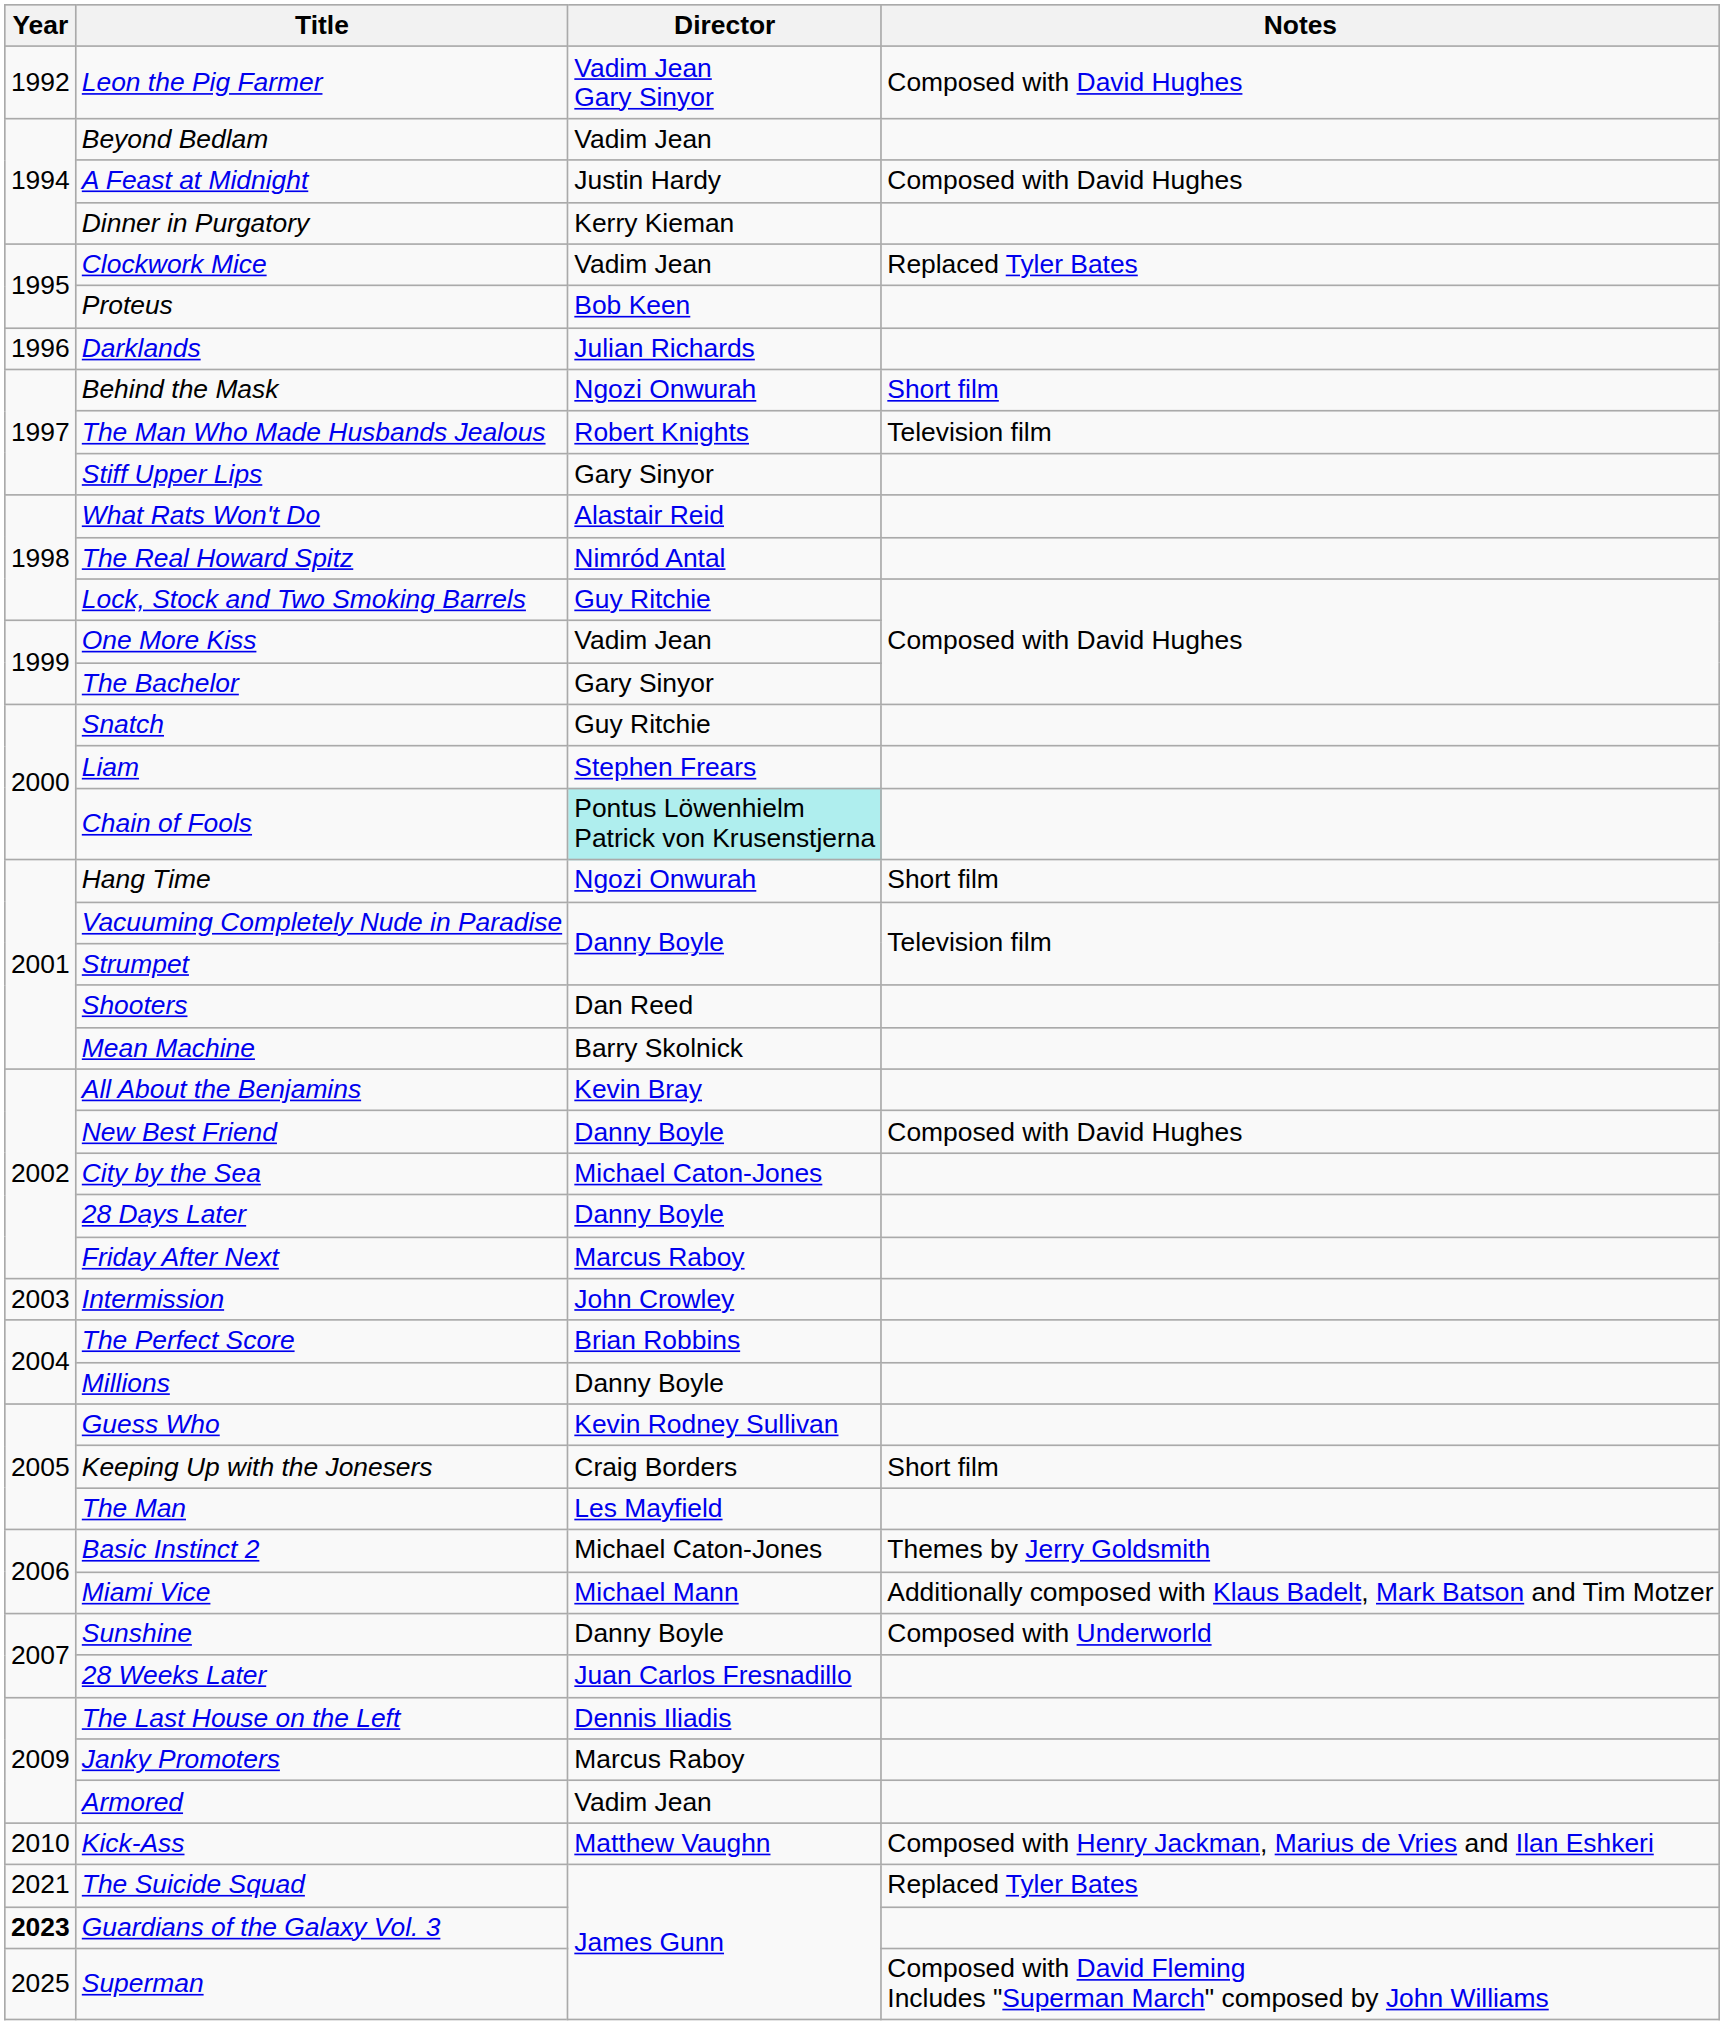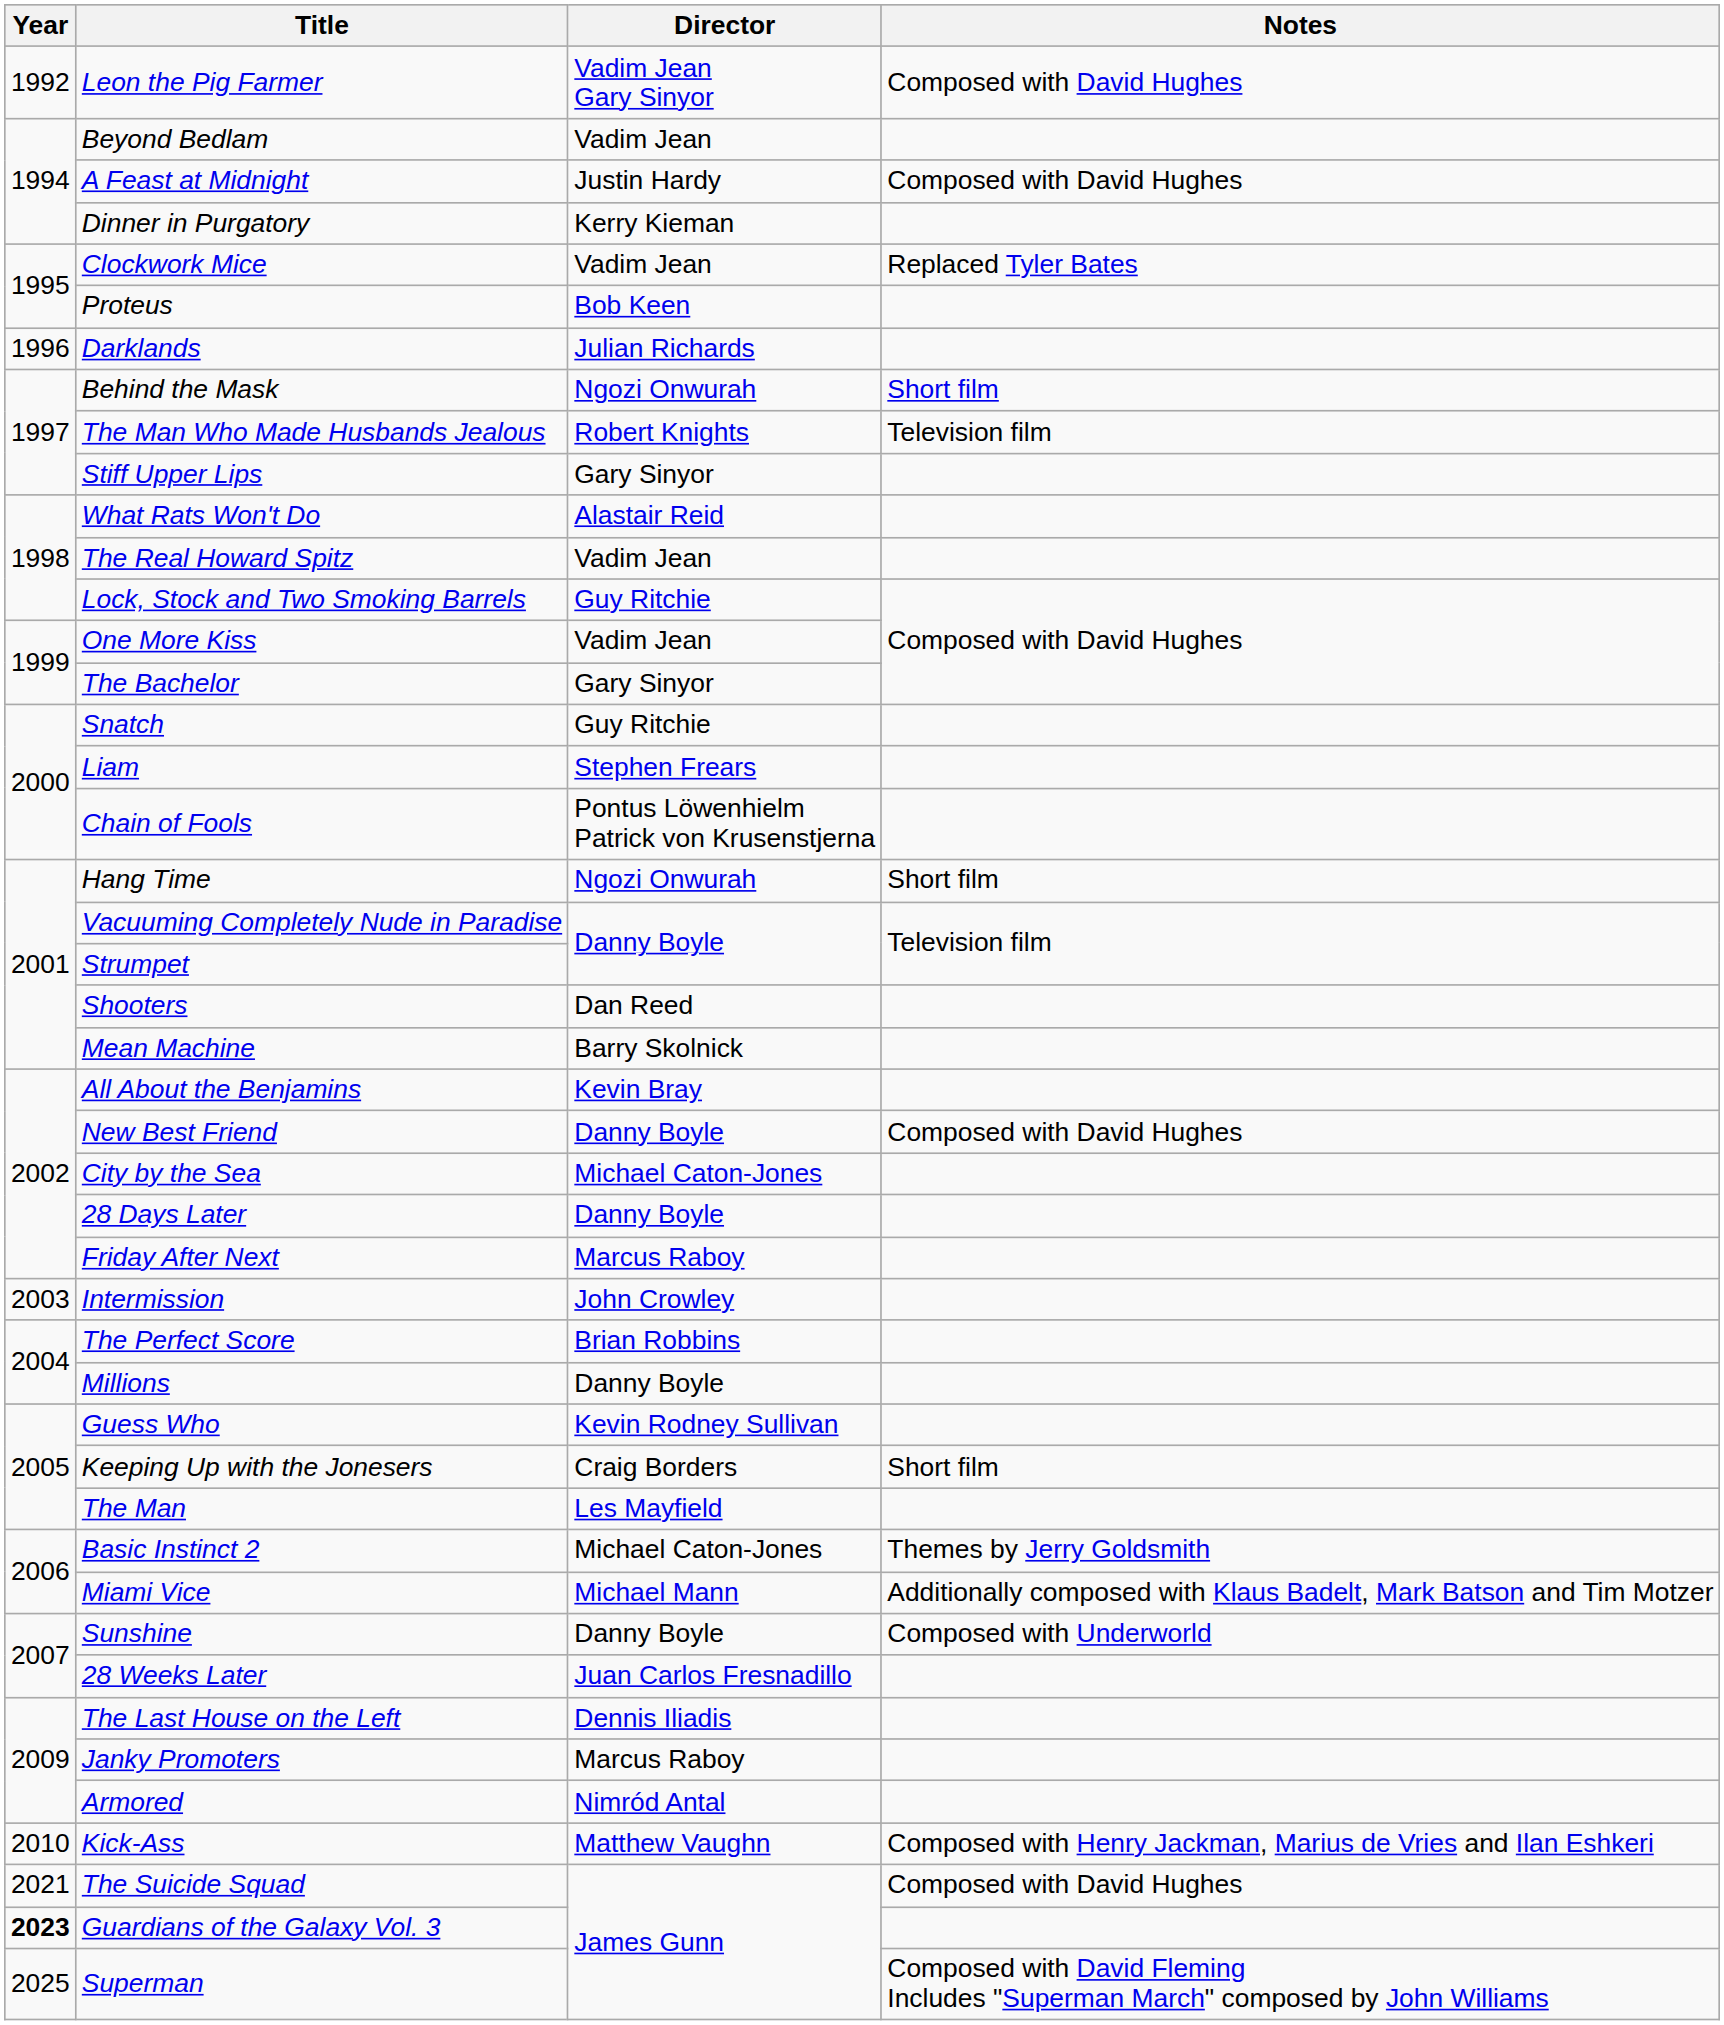(650, 557) Nimród Antal -> (643, 557) Vadim Jean
(725, 823) paleturquoise background -> (725, 823) no background
(643, 1801) Vadim Jean -> (650, 1801) Nimród Antal
(1013, 1885) Replaced Tyler Bates -> (1065, 1885) Composed with David Hughes
